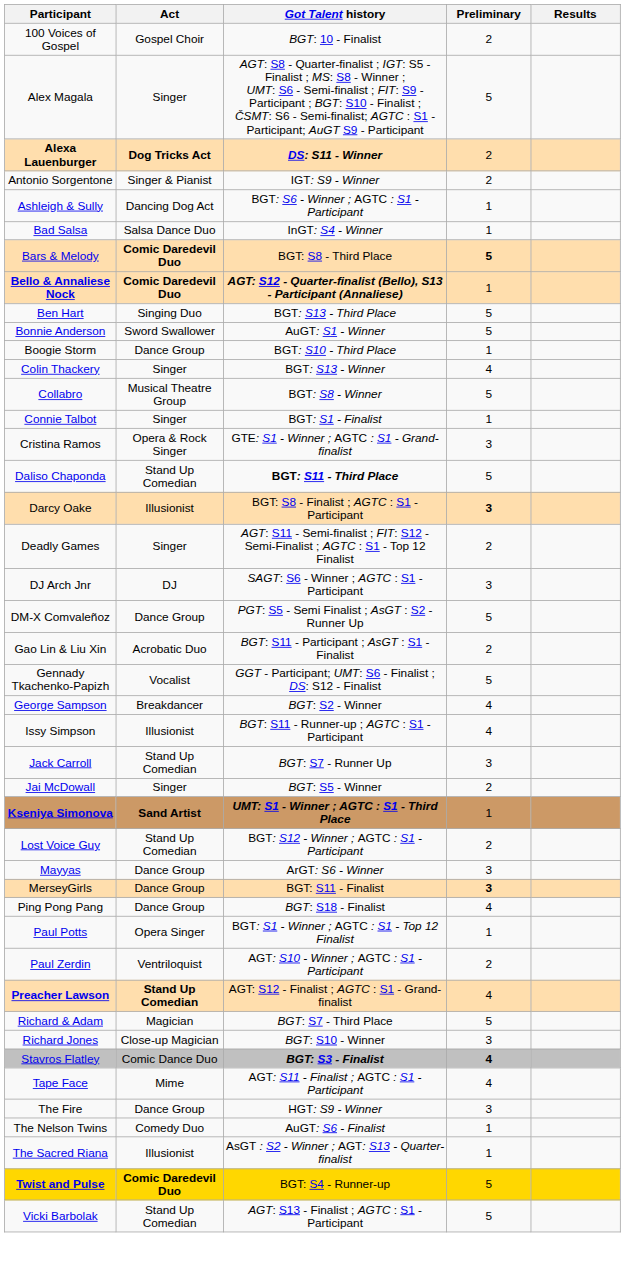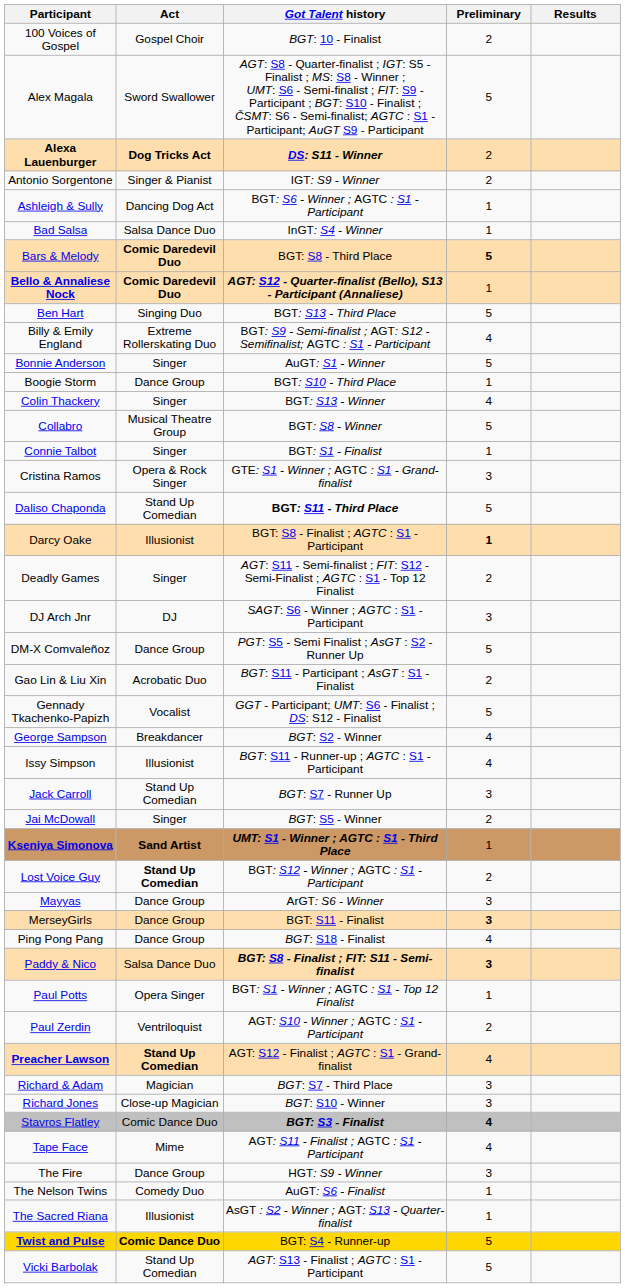(170, 97) Singer -> (170, 97) Sword Swallower
+ row: (60, 338)
(170, 332) Sword Swallower -> (170, 364) Singer
(489, 508) 3 -> (489, 540) 1
(170, 845) normal -> (170, 877) bold
+ row: (60, 964)
(489, 1021) 5 -> (489, 1085) 3
(170, 1185) Comic Daredevil Duo -> (170, 1242) Comic Dance Duo
